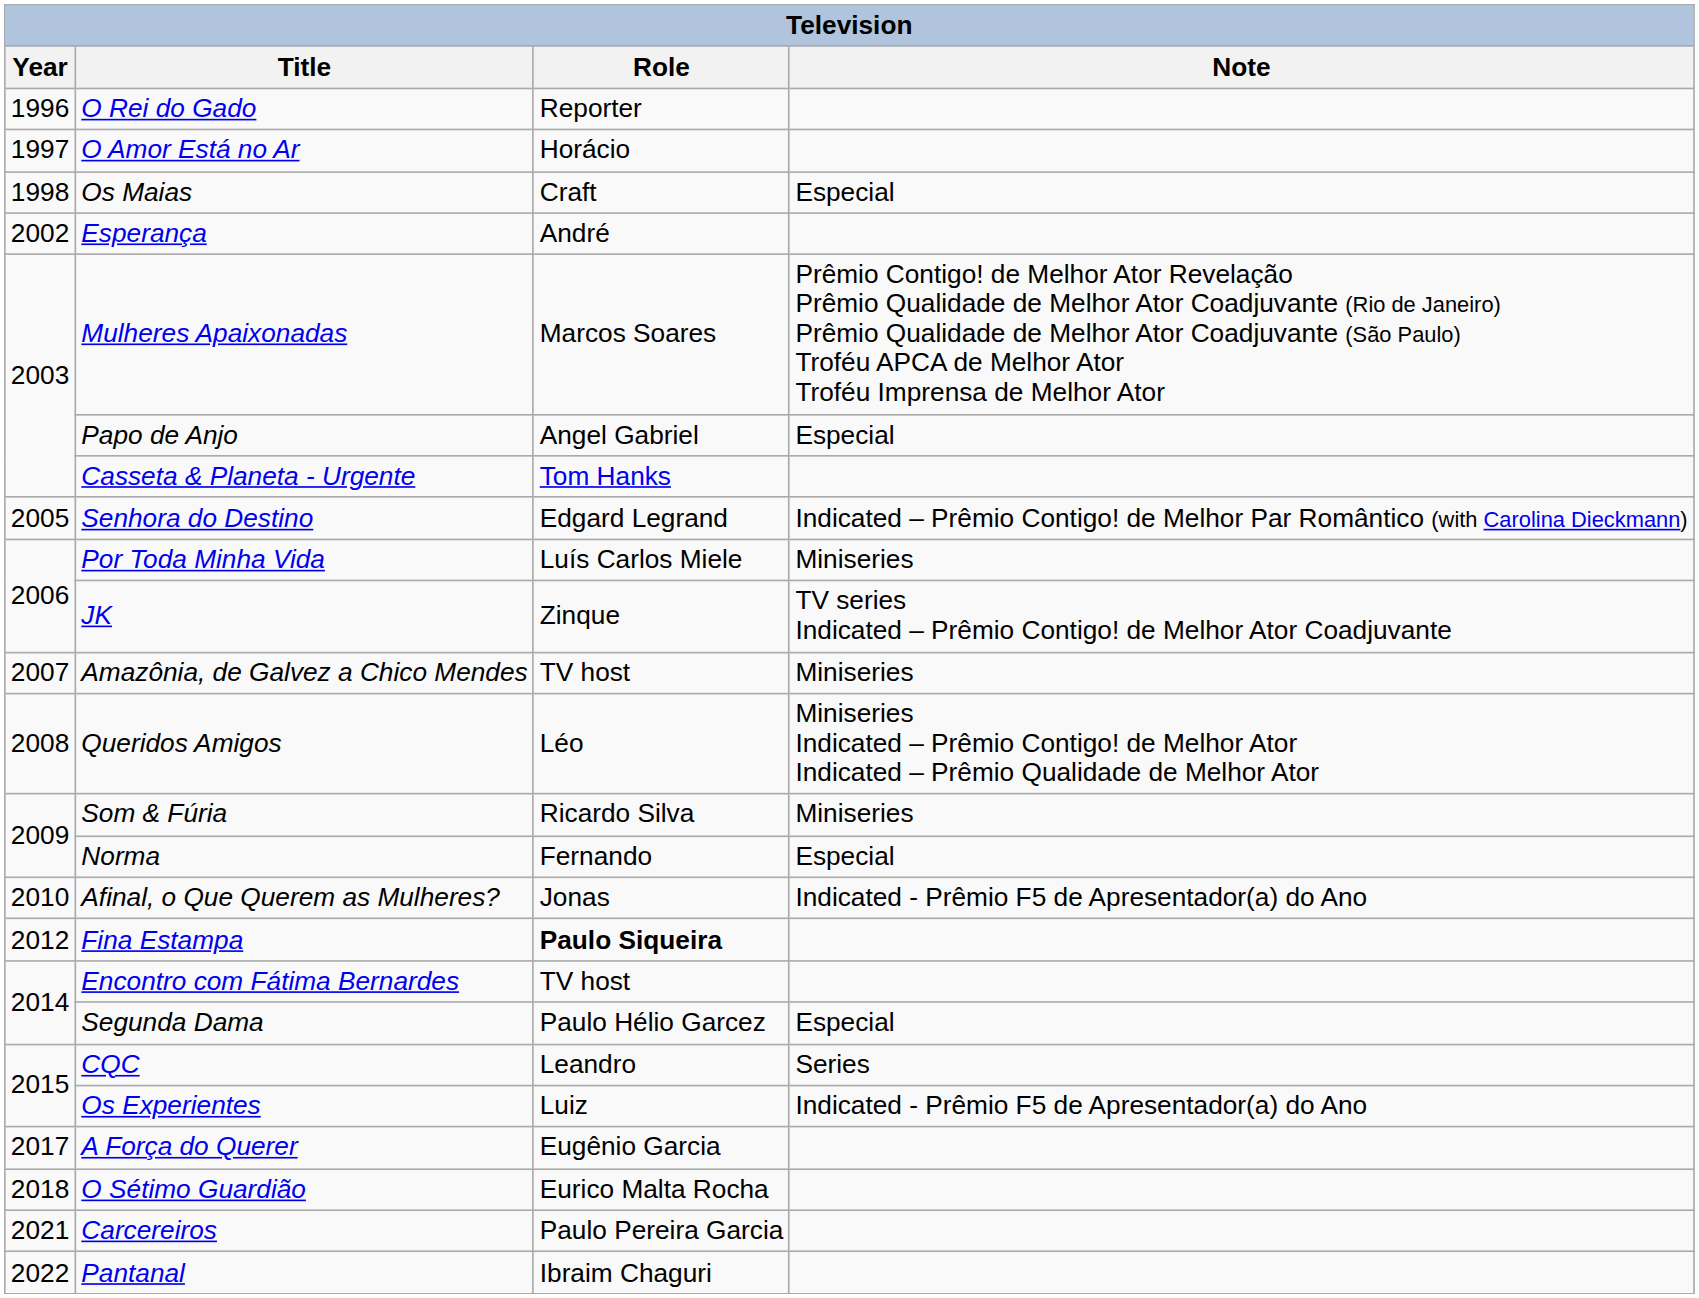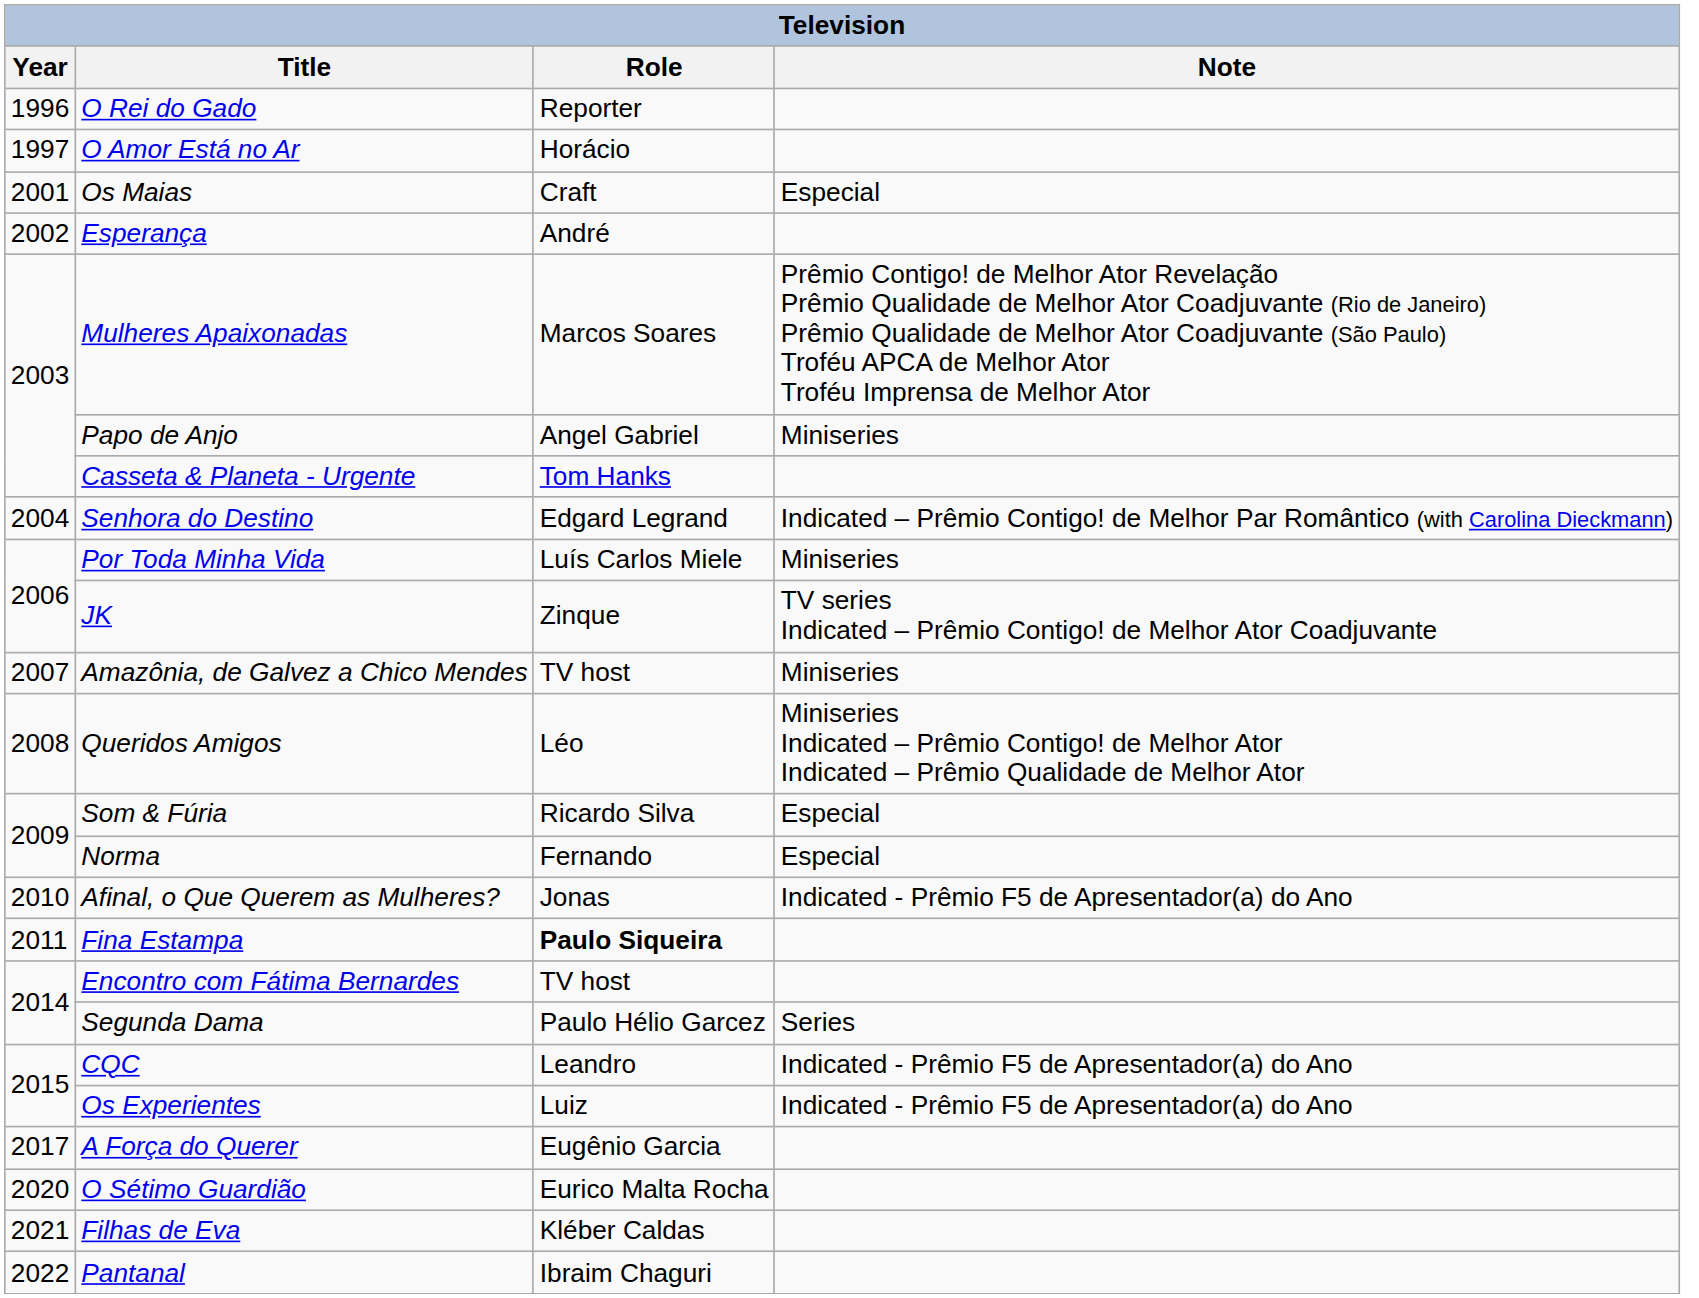(40, 191) 1998 -> (40, 191) 2001
(845, 434) Especial -> (840, 434) Miniseries
(40, 517) 2005 -> (40, 517) 2004
(854, 814) Miniseries -> (830, 814) Especial
(40, 939) 2012 -> (39, 939) 2011
(845, 1022) Especial -> (818, 1022) Series
(833, 1064) Series -> (1067, 1064) Indicated - Prêmio F5 de Apresentador(a) do Ano
(40, 1189) 2018 -> (40, 1189) 2020
- row: (149, 1230)
+ row: (161, 1230)
